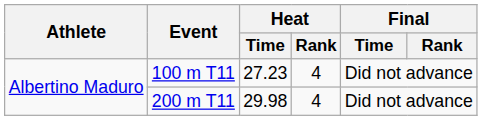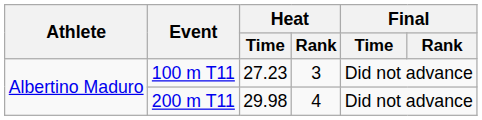(316, 73) 4 -> (316, 73) 3
